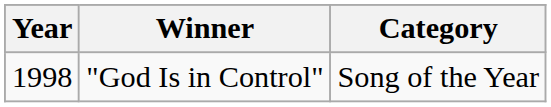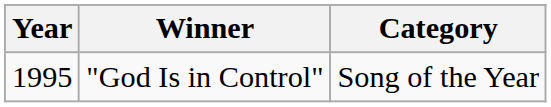(42, 76) 1998 -> (42, 76) 1995
